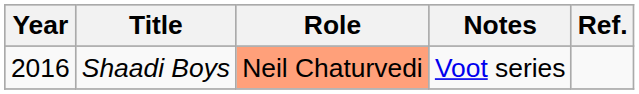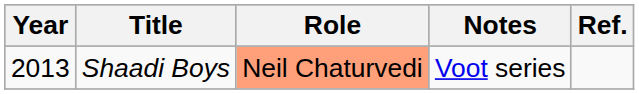(40, 67) 2016 -> (40, 67) 2013
